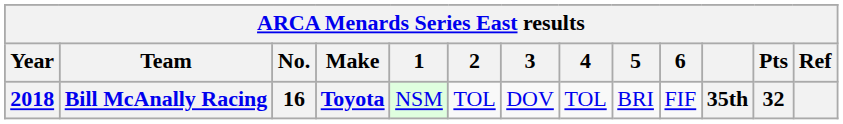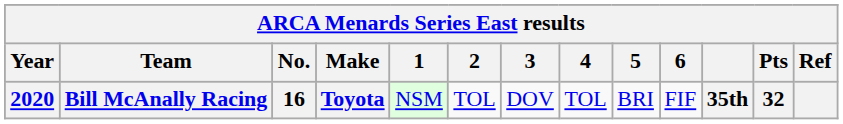(32, 99) 2018 -> (32, 99) 2020
